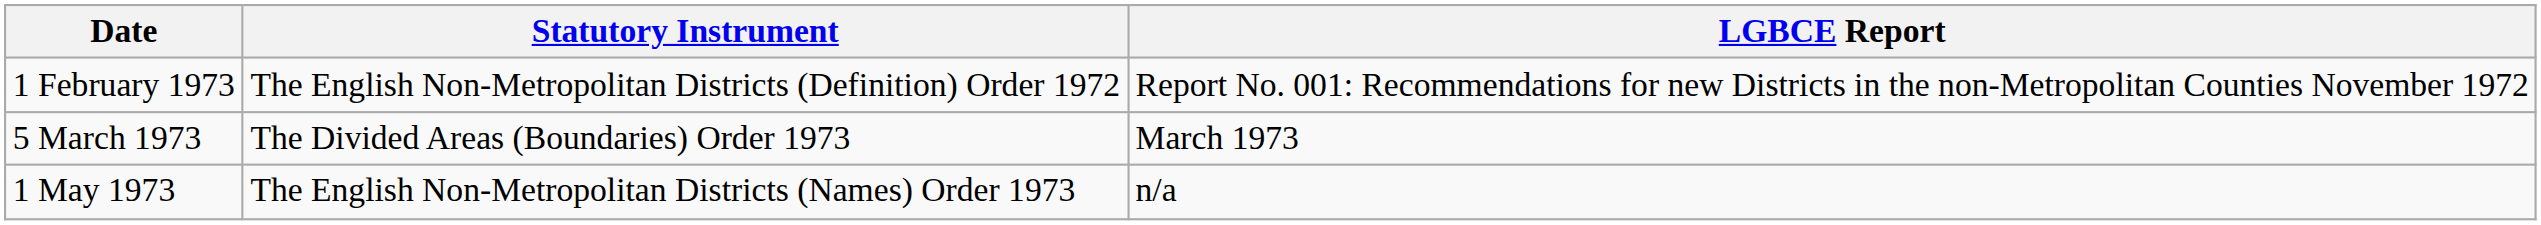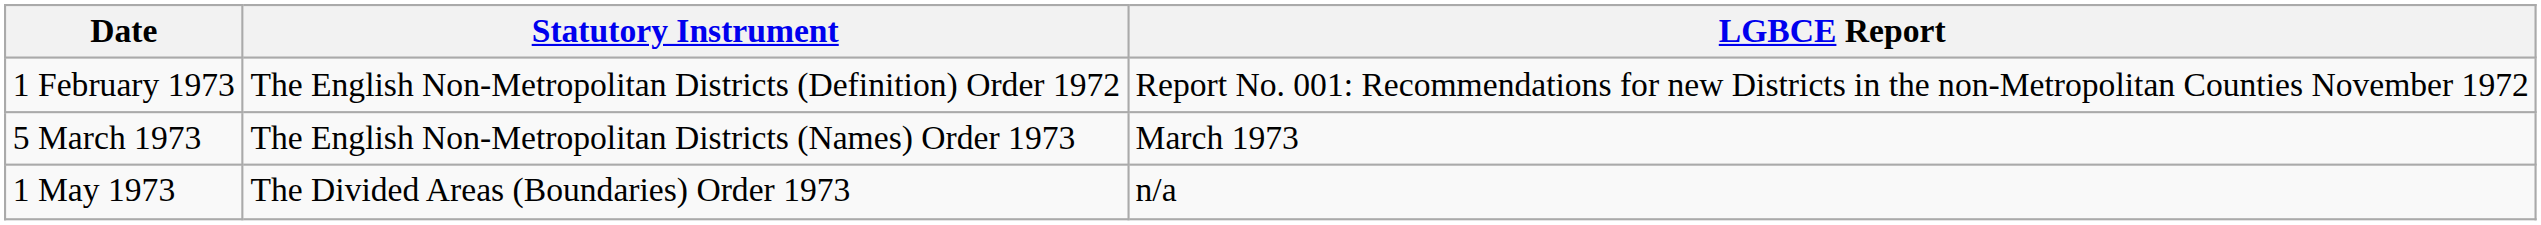(550, 137) The Divided Areas (Boundaries) Order 1973 -> (663, 137) The English Non-Metropolitan Districts (Names) Order 1973
(663, 191) The English Non-Metropolitan Districts (Names) Order 1973 -> (550, 191) The Divided Areas (Boundaries) Order 1973
